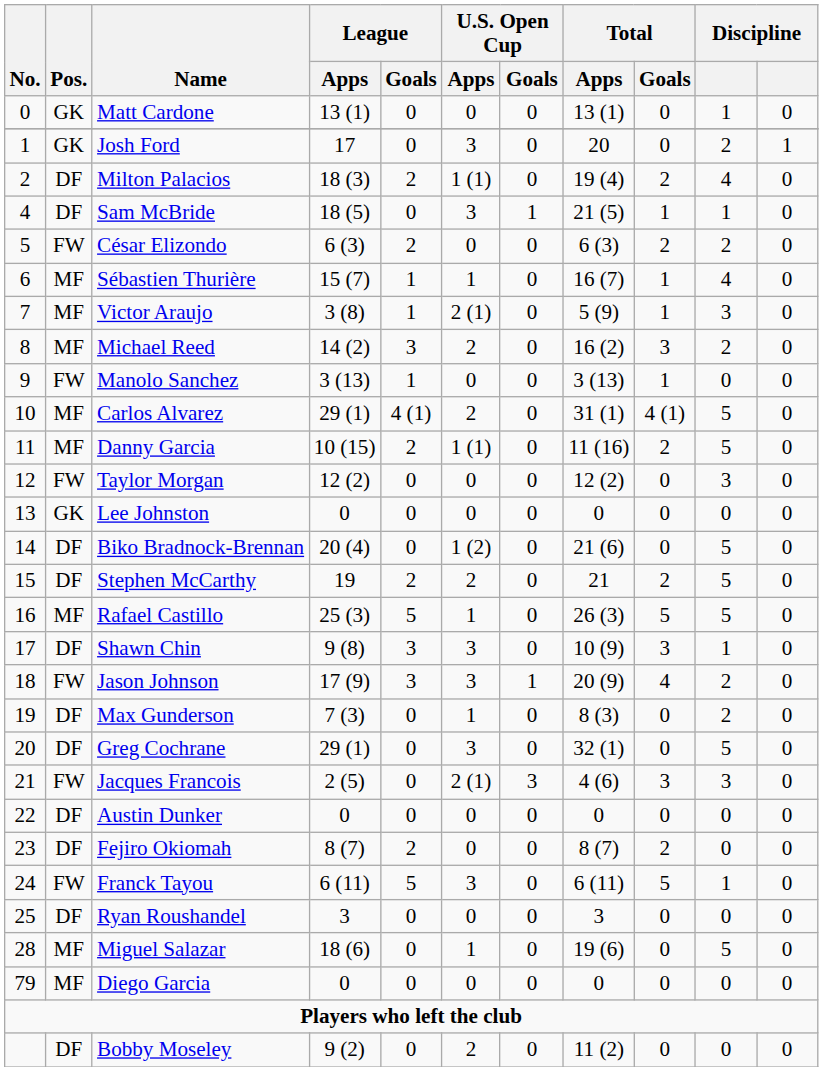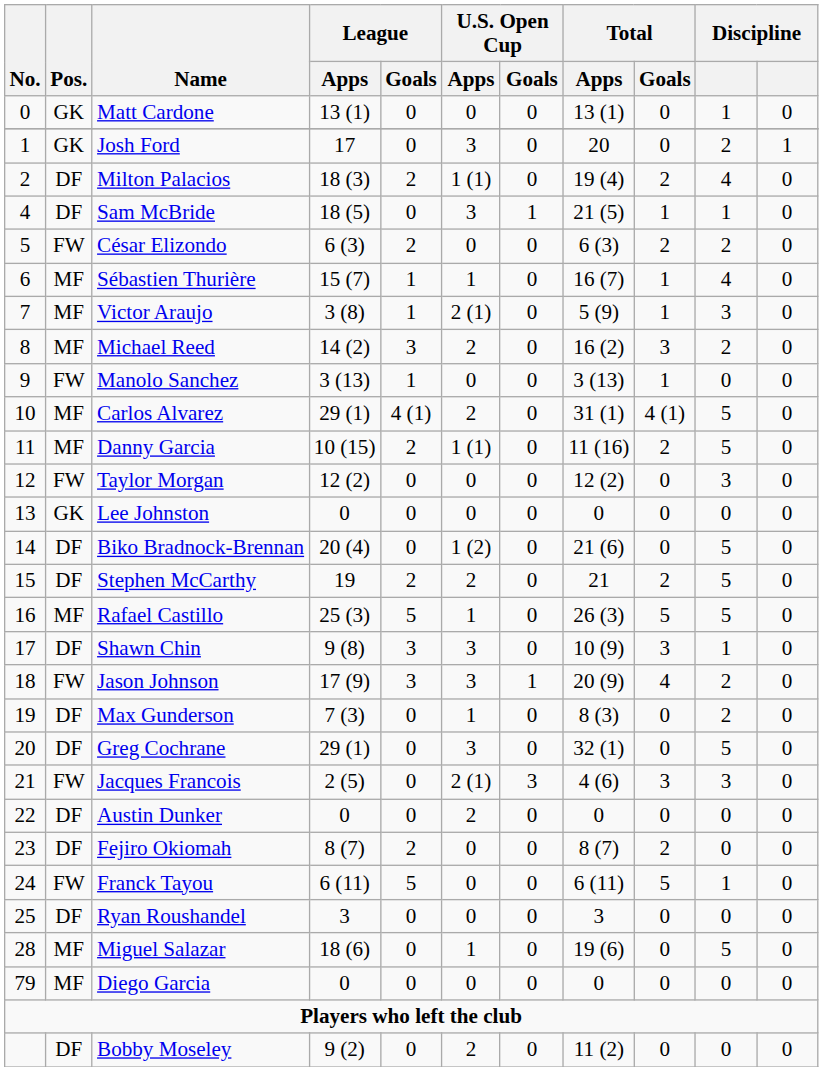(471, 815) 0 -> (471, 815) 2
(471, 882) 3 -> (471, 882) 0
